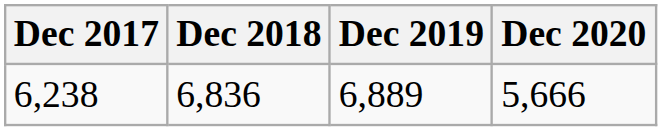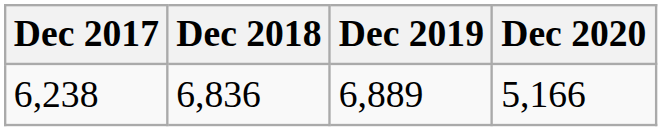(544, 93) 5,666 -> (544, 93) 5,166
